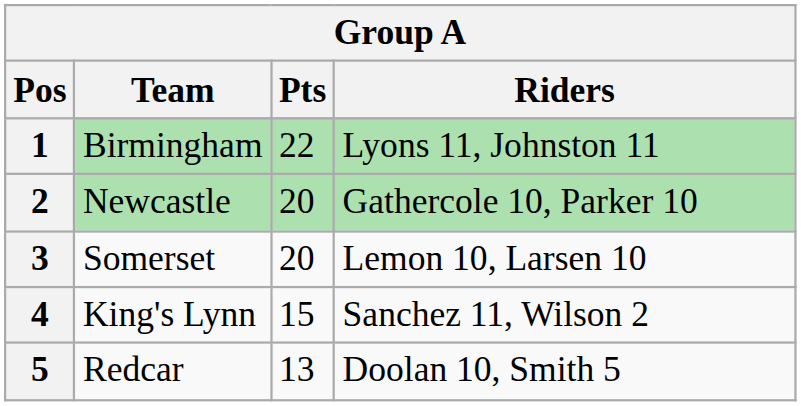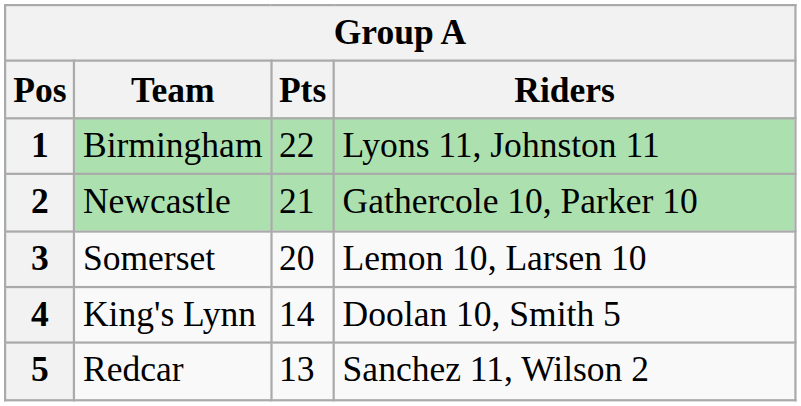(297, 201) 20 -> (297, 201) 21
(297, 314) 15 -> (297, 314) 14
(496, 314) Sanchez 11, Wilson 2 -> (482, 314) Doolan 10, Smith 5
(482, 370) Doolan 10, Smith 5 -> (496, 370) Sanchez 11, Wilson 2
